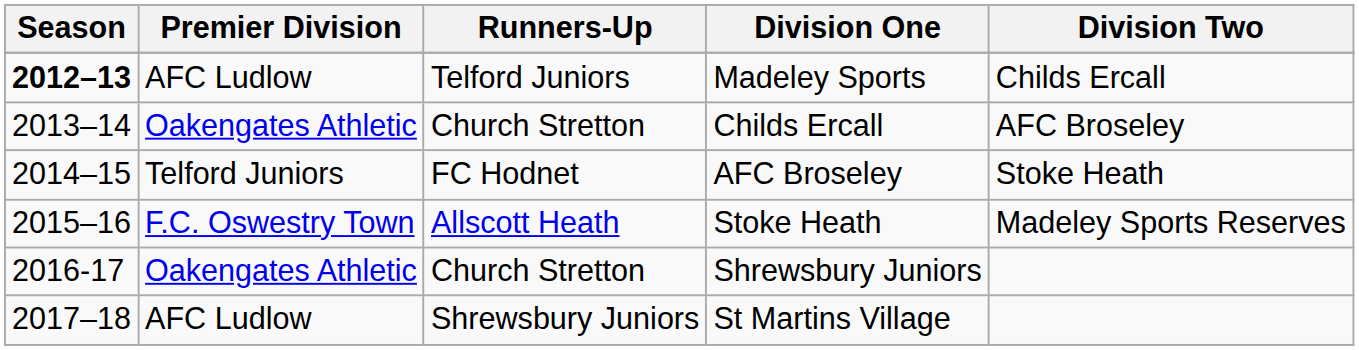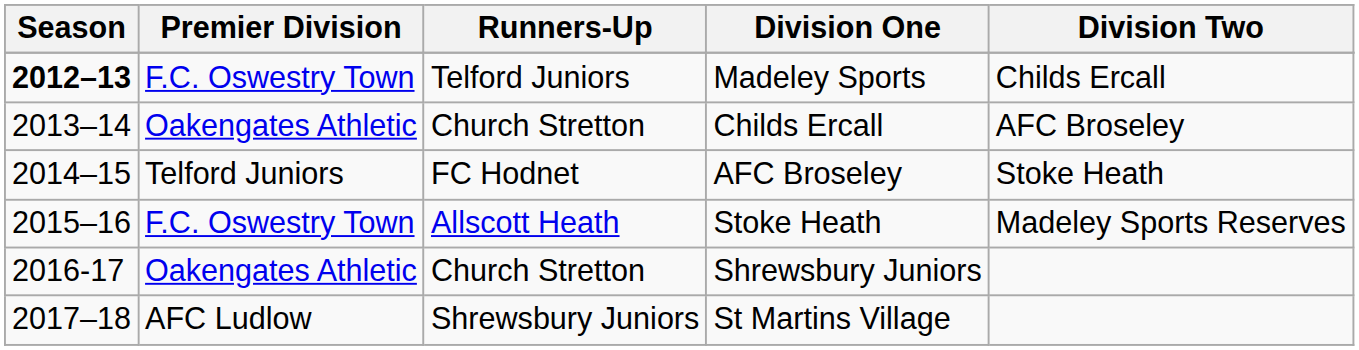(228, 77) AFC Ludlow -> (280, 77) F.C. Oswestry Town
